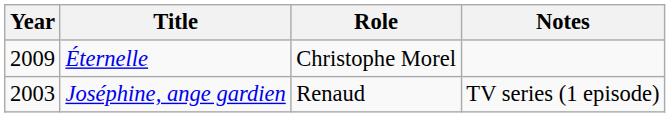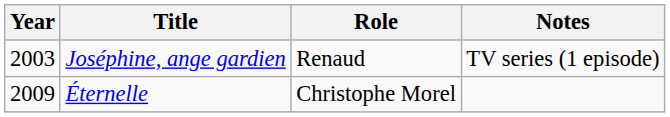rows swapped: (176, 93) <-> (107, 58)
